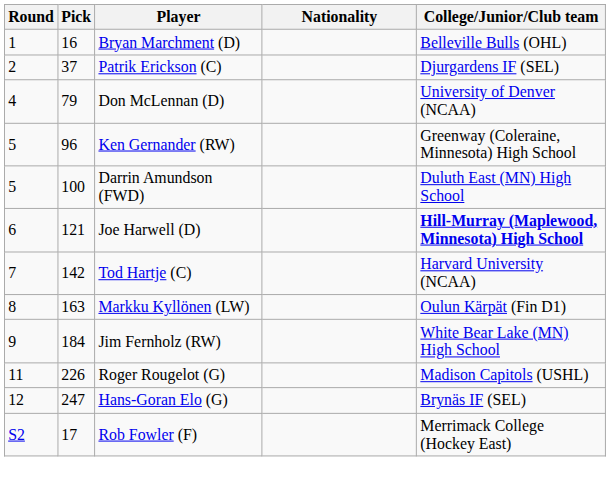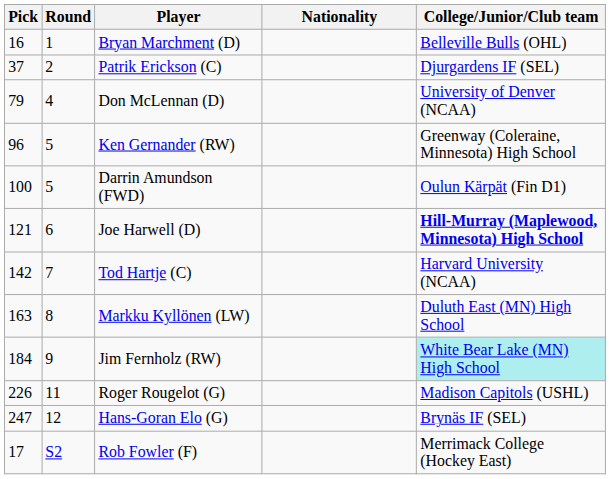columns swapped: (31, 17) <-> (76, 17)
(496, 187) Duluth East (MN) High School -> (493, 187) Oulun Kärpät (Fin D1)
(493, 307) Oulun Kärpät (Fin D1) -> (496, 316) Duluth East (MN) High School
(494, 341) no background -> (494, 358) paleturquoise background
